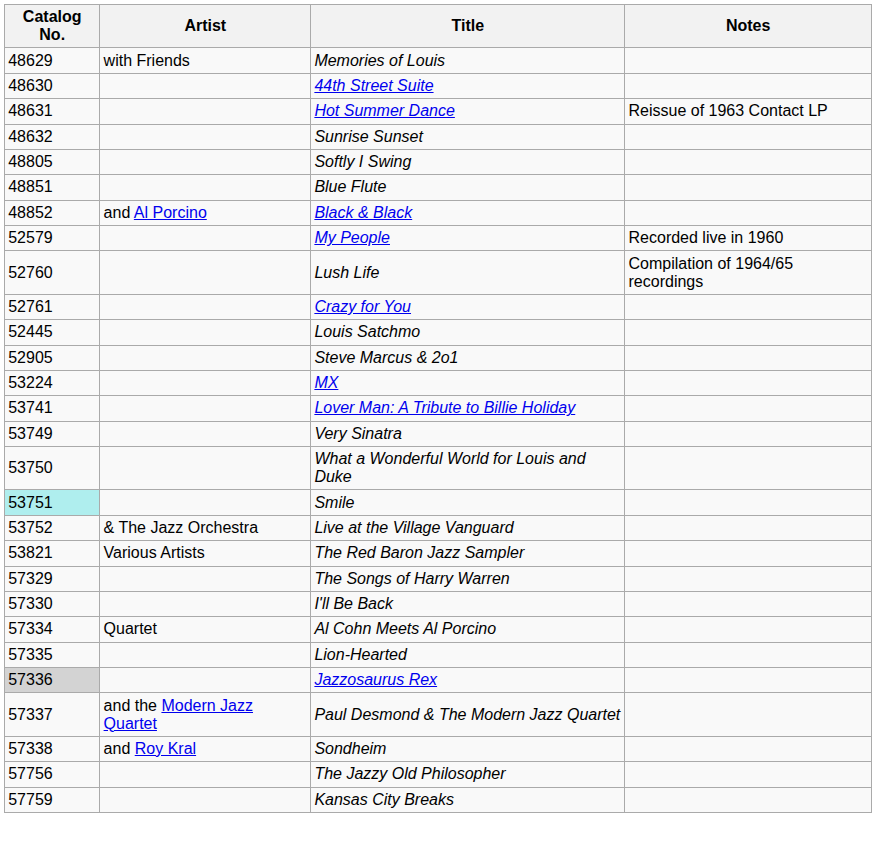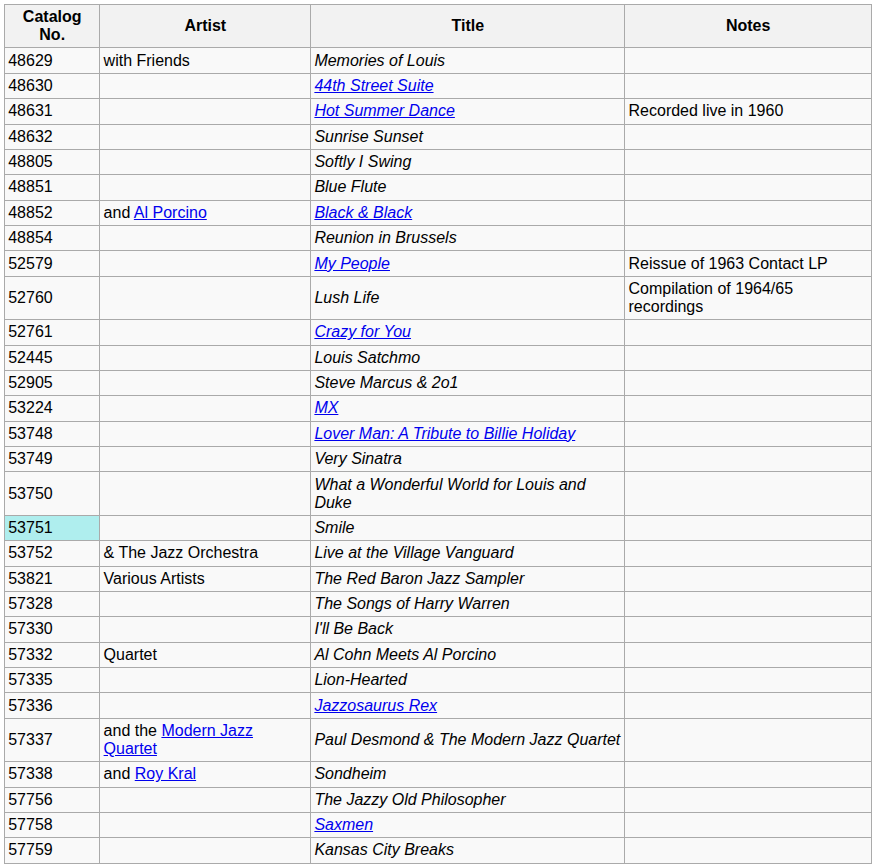(728, 111) Reissue of 1963 Contact LP -> (706, 111) Recorded live in 1960
+ row: (386, 238)
(706, 238) Recorded live in 1960 -> (728, 263) Reissue of 1963 Contact LP
(30, 408) 53741 -> (30, 433) 53748
(30, 578) 57329 -> (30, 604) 57328
(30, 629) 57334 -> (30, 654) 57332
(30, 680) lightgrey background -> (30, 705) no background
+ row: (344, 825)
